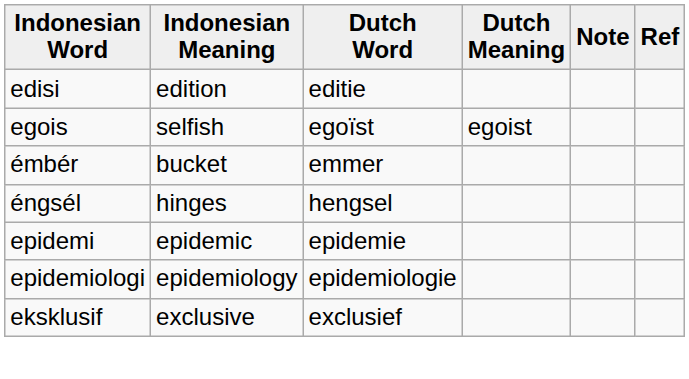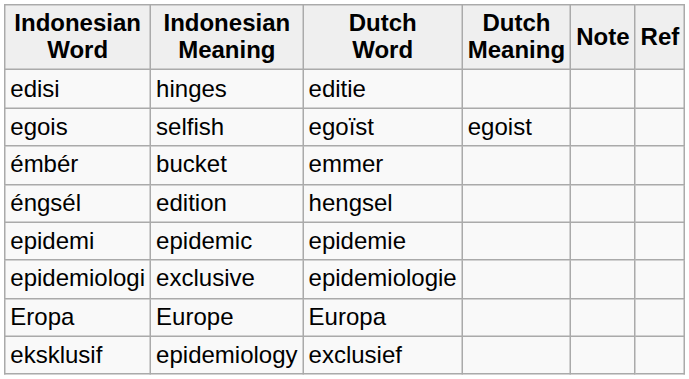(191, 88) edition -> (191, 88) hinges
(191, 202) hinges -> (191, 202) edition
(227, 278) epidemiology -> (205, 278) exclusive
+ row: (42, 316)
(205, 316) exclusive -> (227, 355) epidemiology
